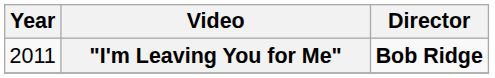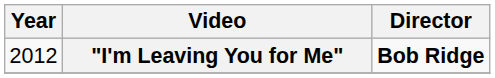(33, 55) 2011 -> (33, 55) 2012
